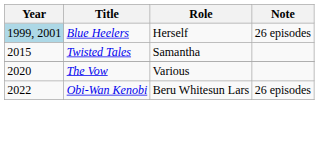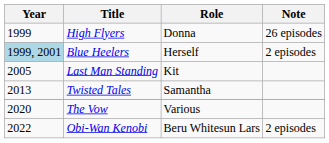+ row: (96, 33)
(283, 33) 26 episodes -> (291, 52) 2 episodes
+ row: (112, 71)
(19, 52) 2015 -> (19, 90) 2013
(283, 90) 26 episodes -> (291, 128) 2 episodes
